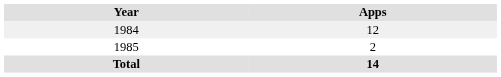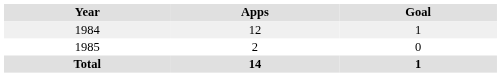+ column: (418, 12)
